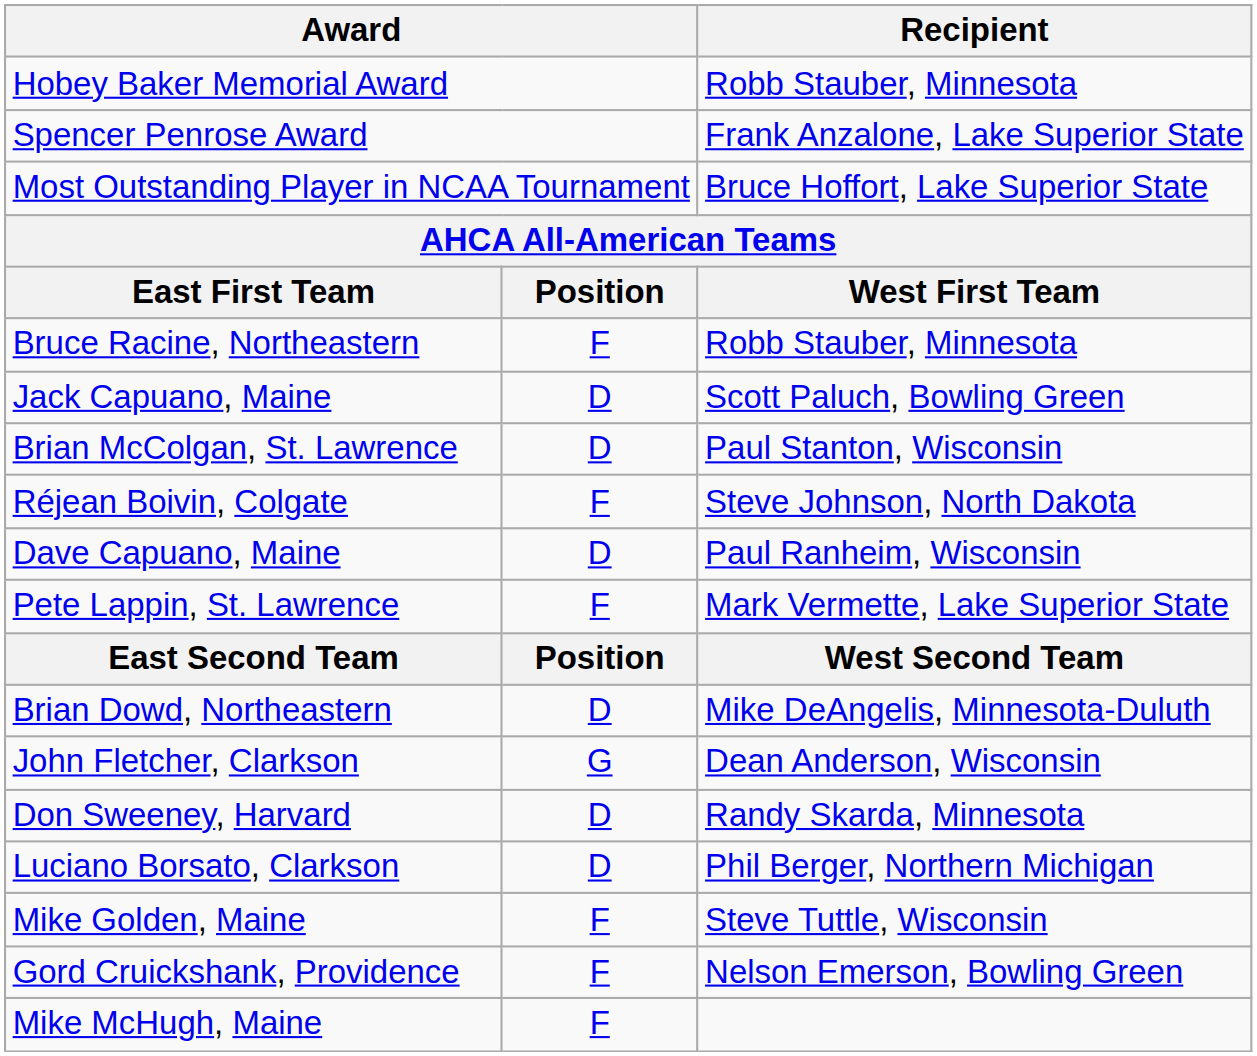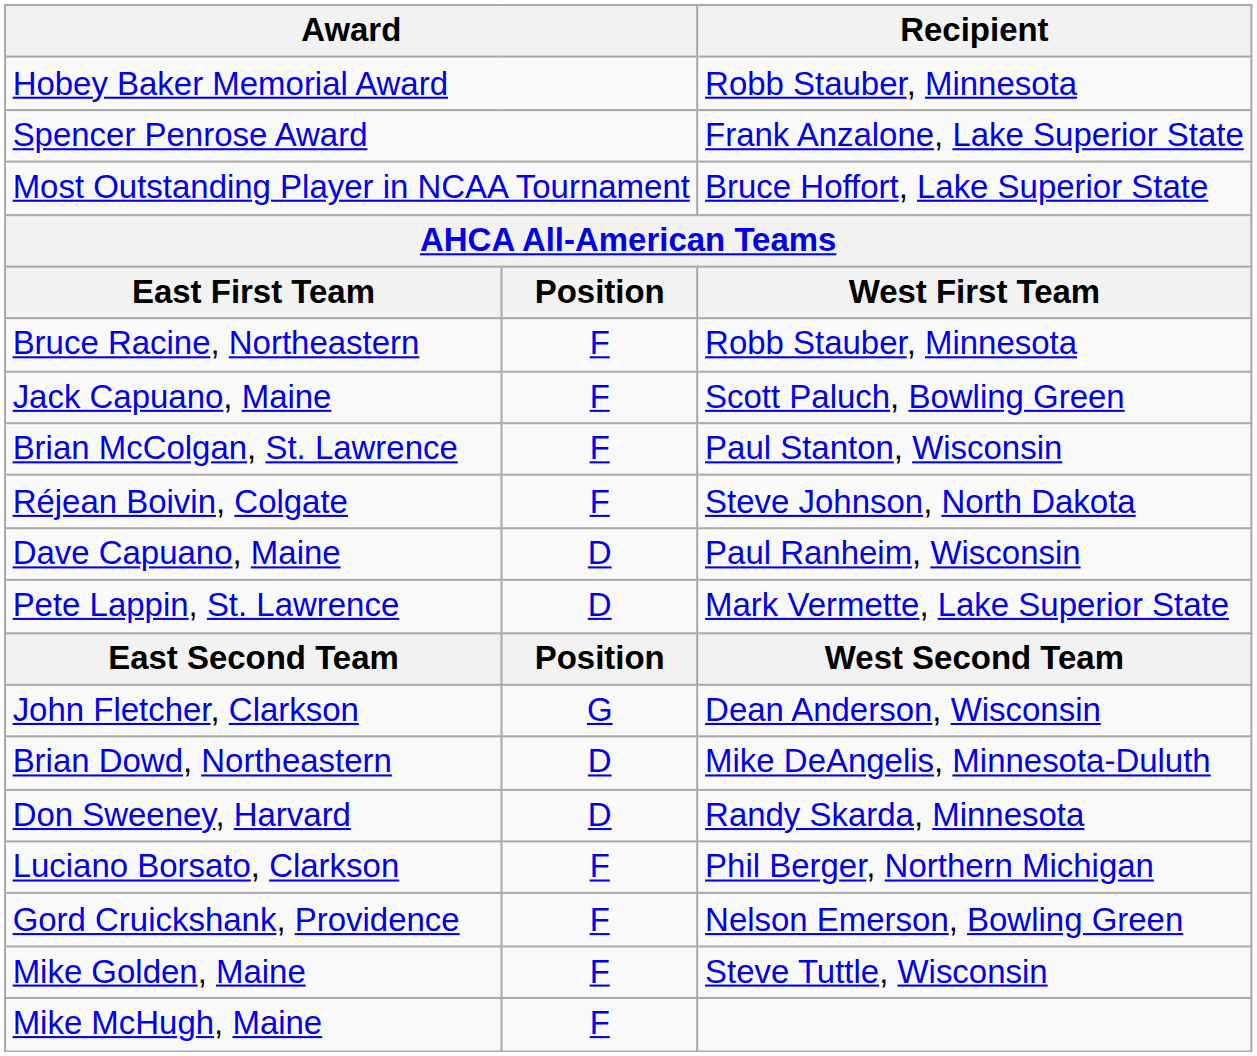(600, 396) D -> (600, 396) F
(600, 448) D -> (600, 448) F
(600, 605) F -> (600, 605) D
rows swapped: (186, 762) <-> (202, 710)
(600, 866) D -> (600, 866) F
rows swapped: (236, 971) <-> (159, 919)
